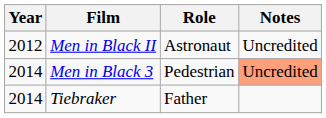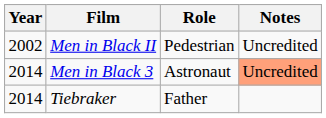(25, 44) 2012 -> (25, 44) 2002
(197, 44) Astronaut -> (199, 44) Pedestrian
(199, 71) Pedestrian -> (197, 71) Astronaut
